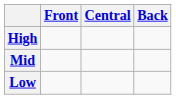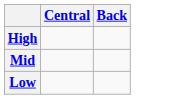- column: (61, 15)
